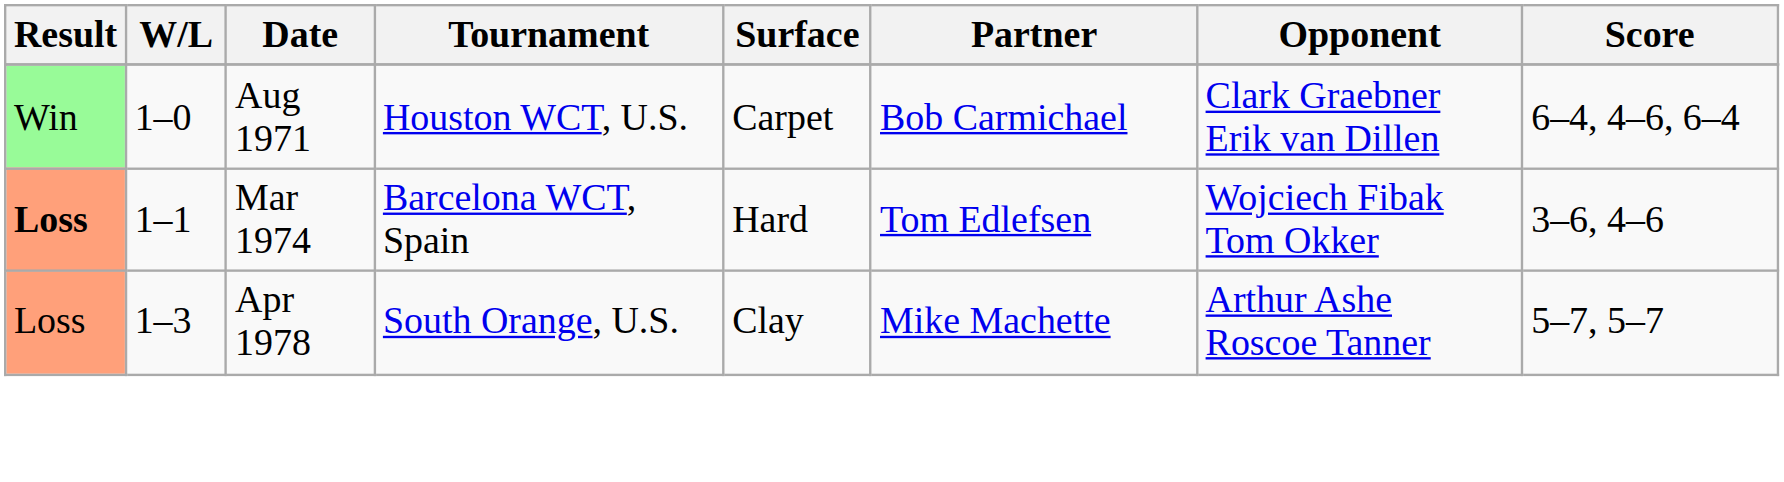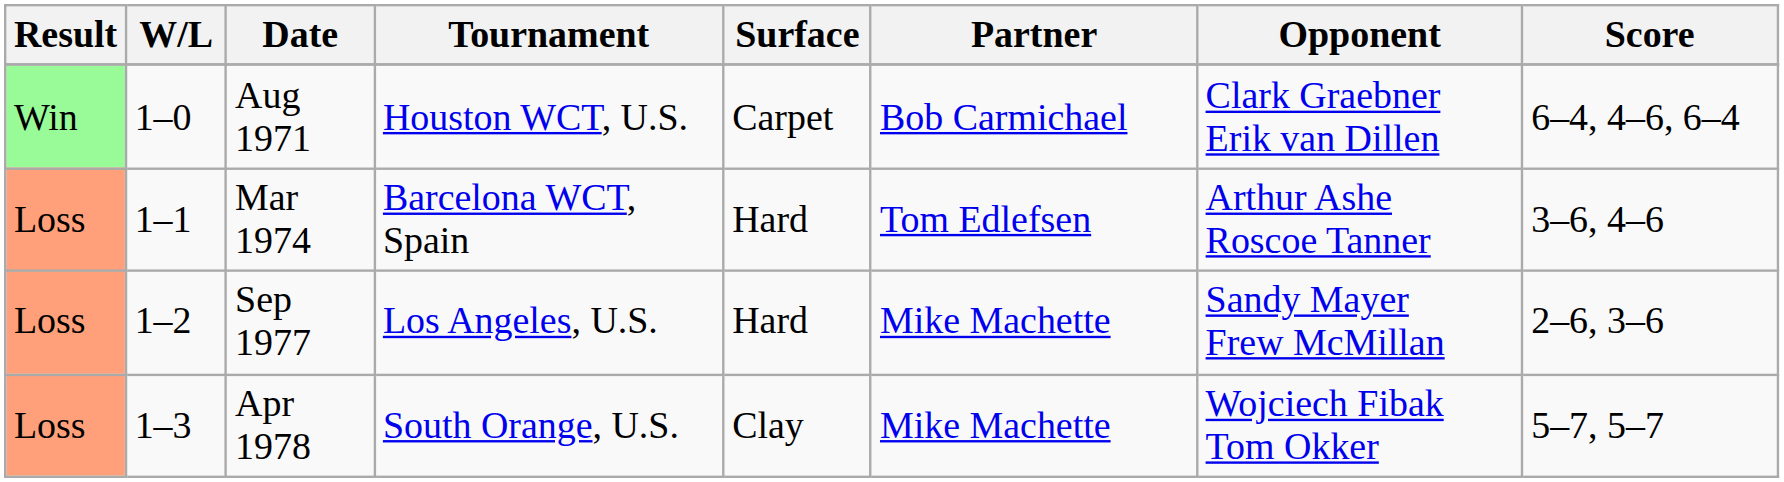(51, 218) bold -> (50, 218) normal
(1325, 218) Wojciech Fibak Tom Okker -> (1318, 218) Arthur Ashe Roscoe Tanner
+ row: (273, 321)
(1318, 321) Arthur Ashe Roscoe Tanner -> (1325, 424) Wojciech Fibak Tom Okker
